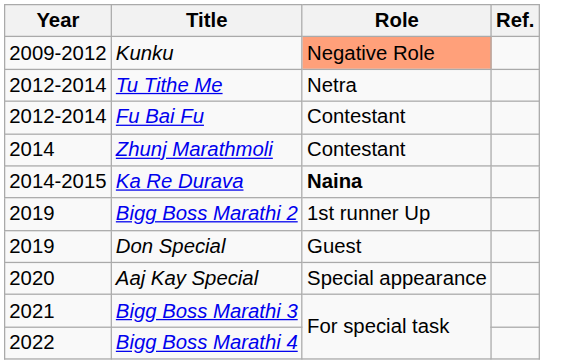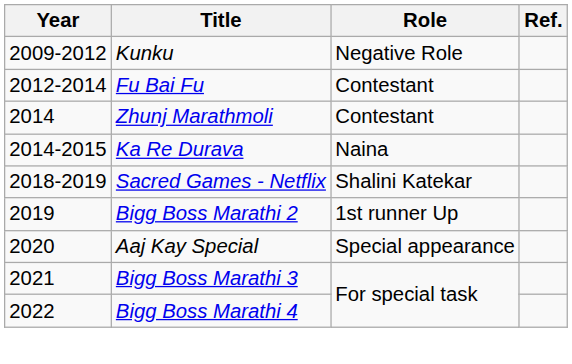(371, 52) lightsalmon background -> (399, 52) no background
- row: (169, 85)
(335, 181) bold -> (362, 149) normal
+ row: (221, 181)
- row: (171, 246)
